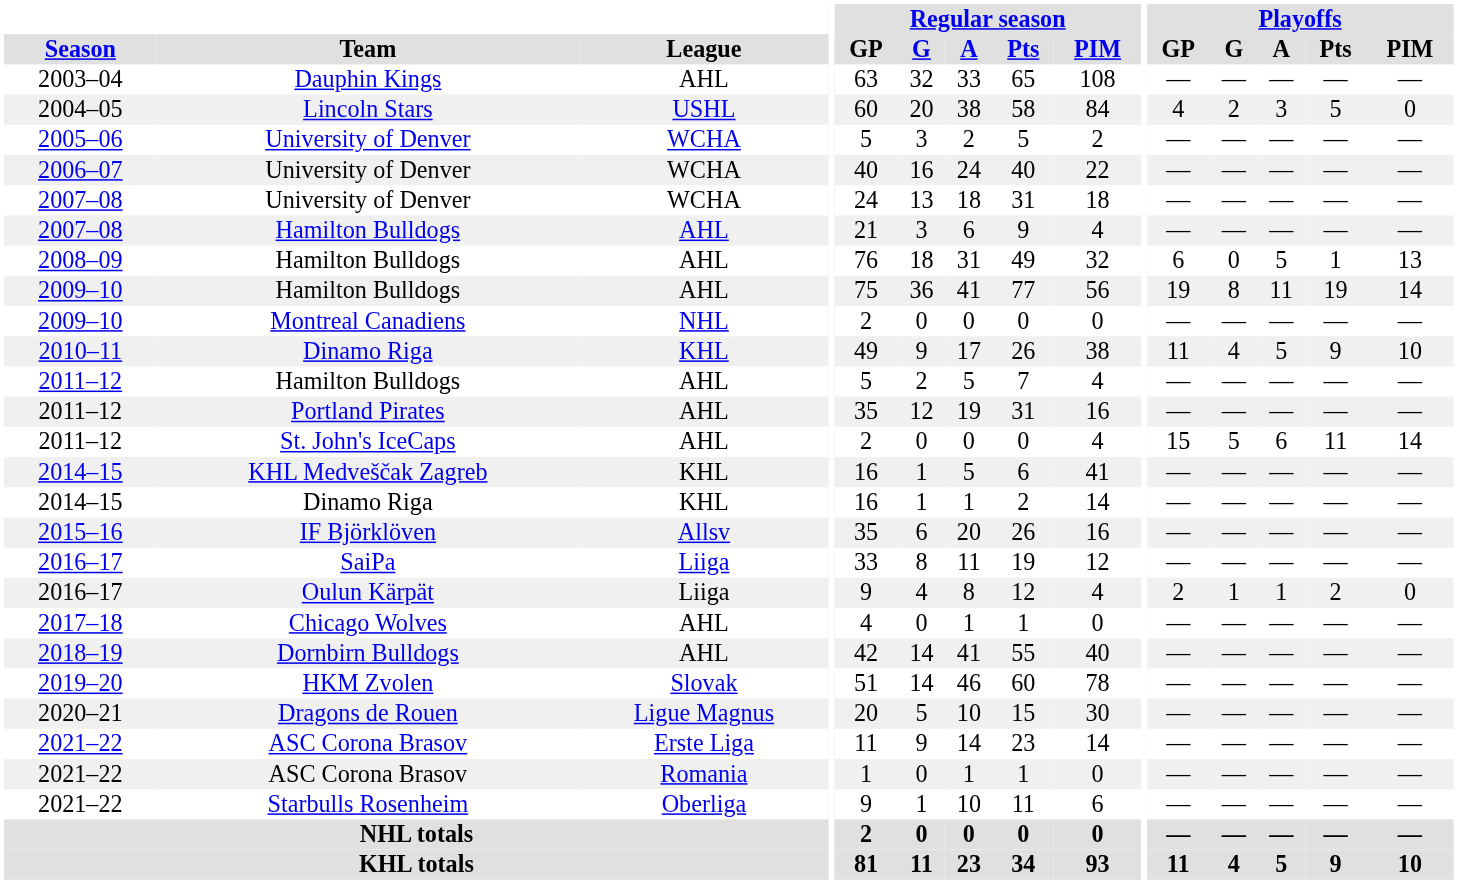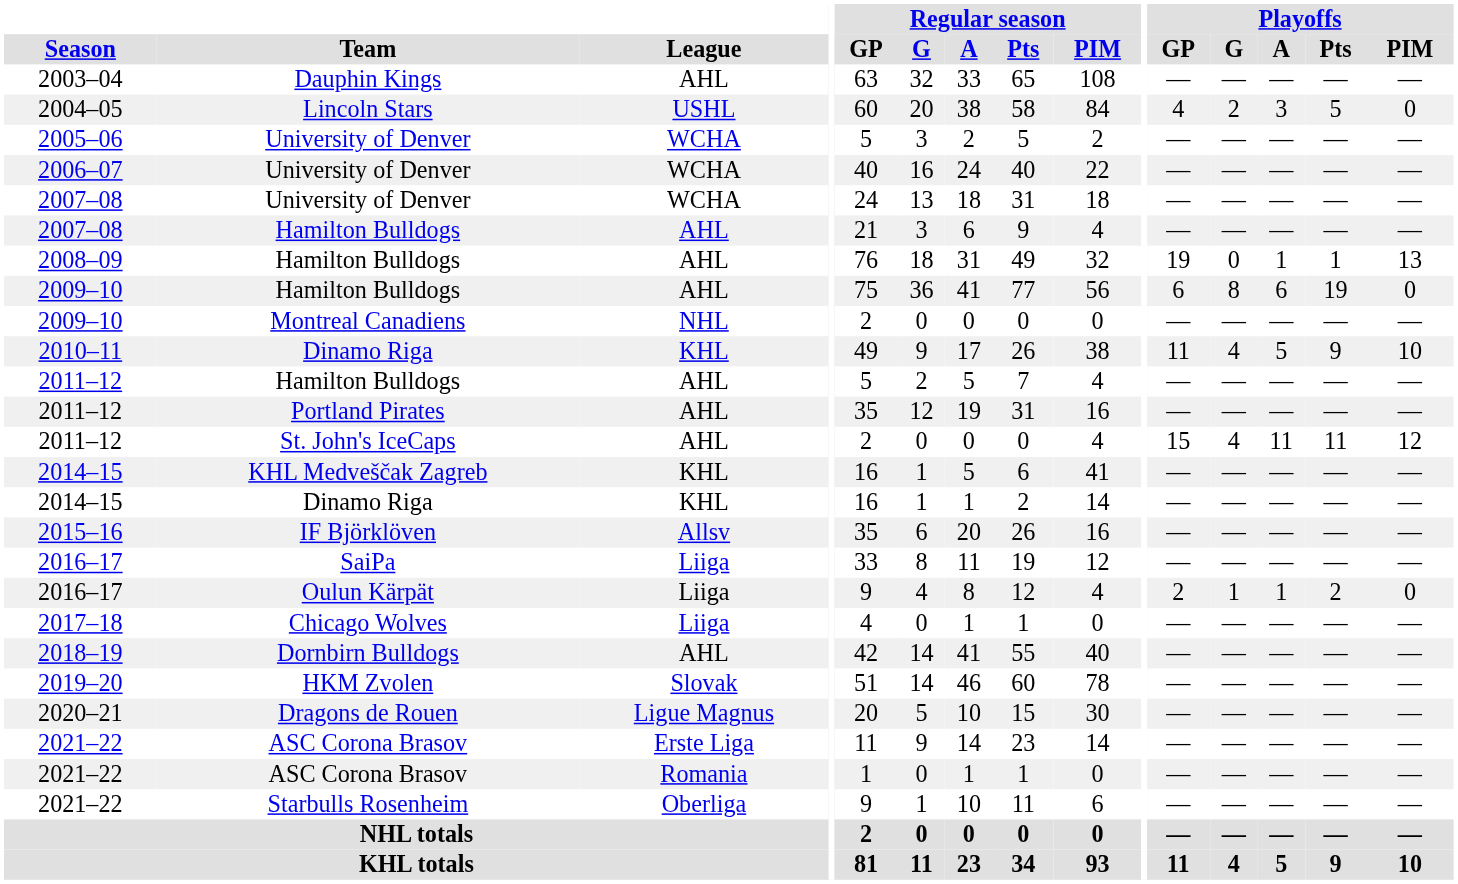(1178, 260) 6 -> (1178, 260) 19
(1281, 260) 5 -> (1281, 260) 1
(1178, 290) 19 -> (1178, 290) 6
(1281, 290) 11 -> (1281, 290) 6
(1410, 290) 14 -> (1410, 290) 0
(1234, 441) 5 -> (1234, 441) 4
(1281, 441) 6 -> (1281, 441) 11
(1410, 441) 14 -> (1410, 441) 12
(704, 622) AHL -> (704, 622) Liiga
